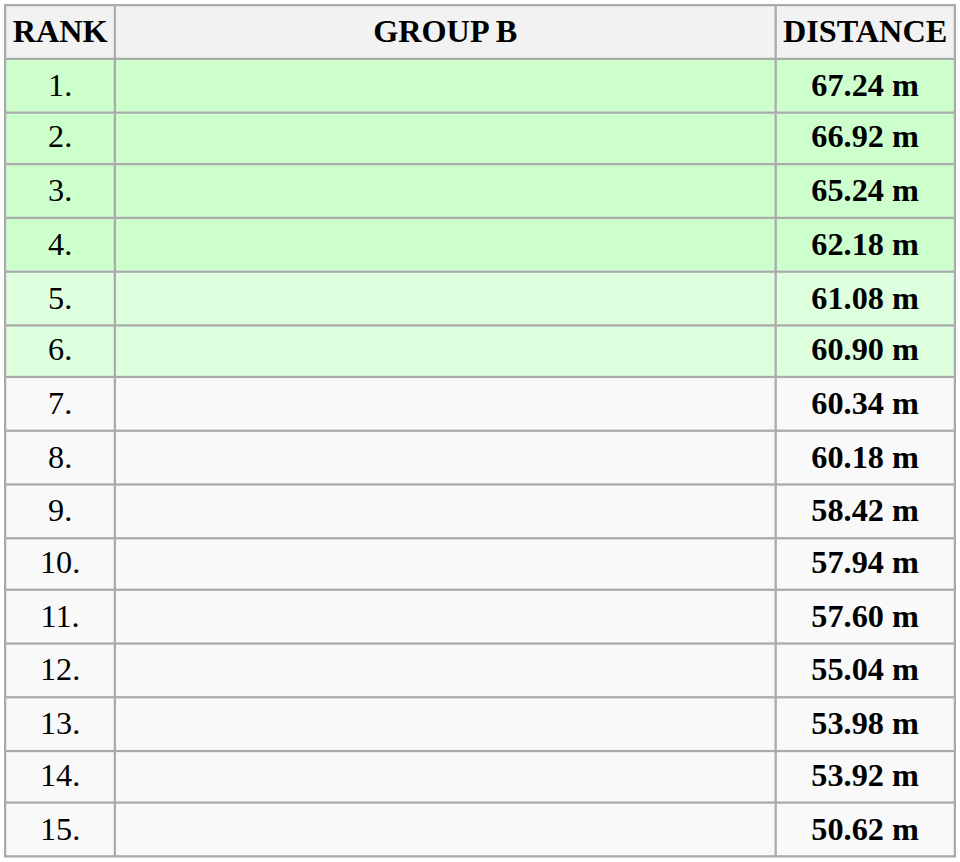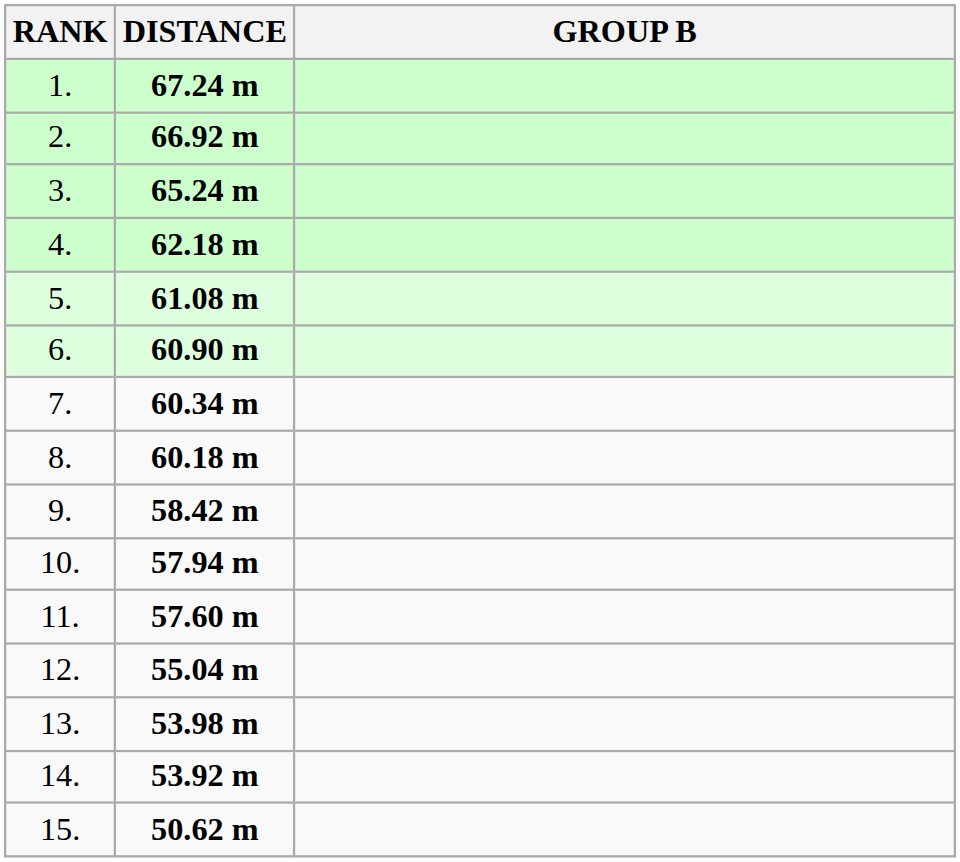columns swapped: (445, 31) <-> (865, 31)
